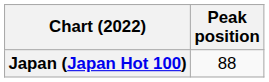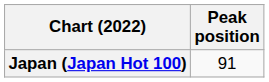(227, 63) 88 -> (227, 63) 91
